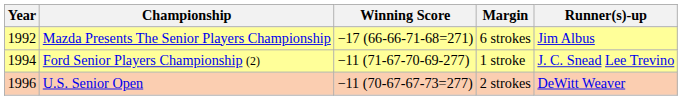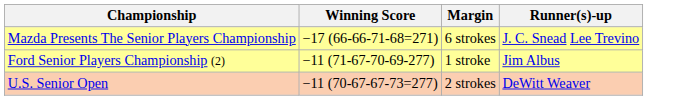- column: (22, 15)
(566, 38) Jim Albus -> (571, 38) J. C. Snead Lee Trevino
(606, 60) J. C. Snead Lee Trevino -> (531, 60) Jim Albus
